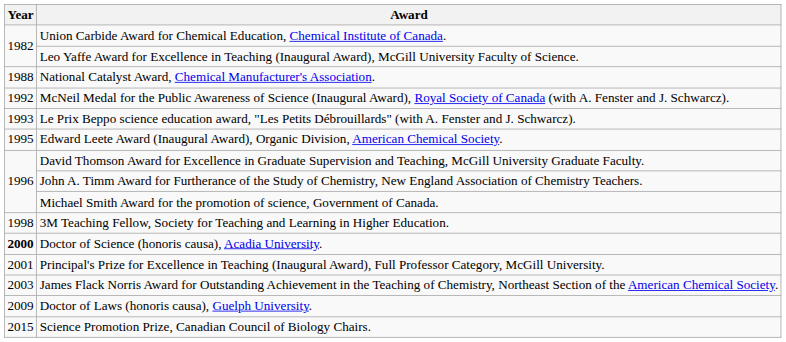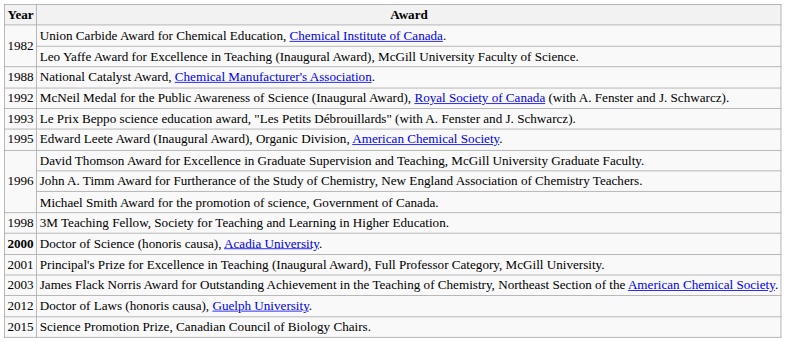(21, 306) 2009 -> (21, 306) 2012
